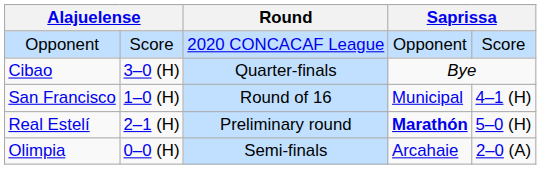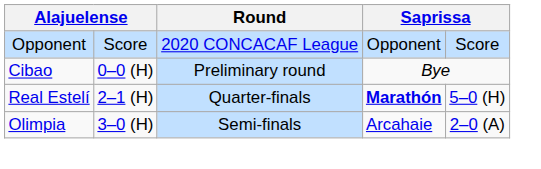(152, 71) 3–0 (H) -> (125, 71) 0–0 (H)
(286, 71) Quarter-finals -> (260, 71) Preliminary round
- row: (62, 97)
(286, 124) Preliminary round -> (260, 97) Quarter-finals
(152, 151) 0–0 (H) -> (125, 124) 3–0 (H)
